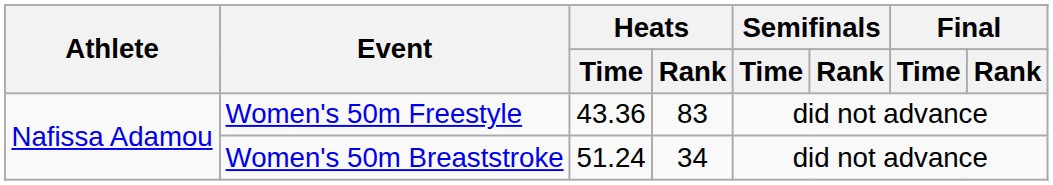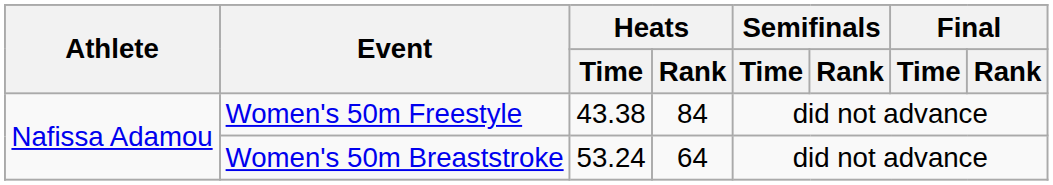(611, 115) 43.36 -> (611, 115) 43.38
(692, 115) 83 -> (692, 115) 84
(611, 158) 51.24 -> (611, 158) 53.24
(692, 158) 34 -> (692, 158) 64
